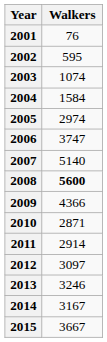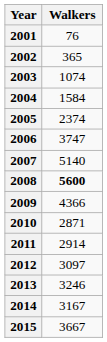(72, 56) 595 -> (72, 56) 365
(72, 118) 2974 -> (72, 118) 2374
